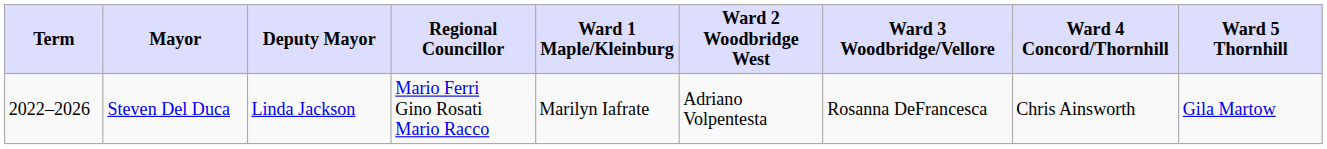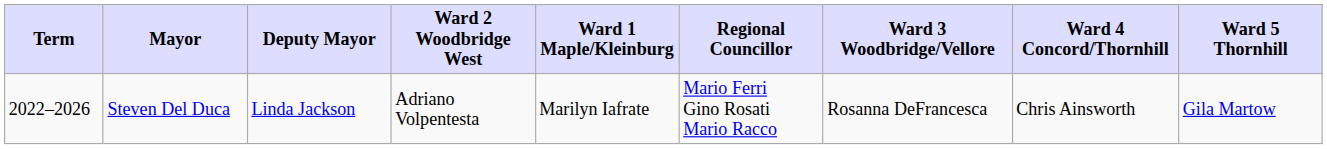columns swapped: (463, 39) <-> (751, 39)
